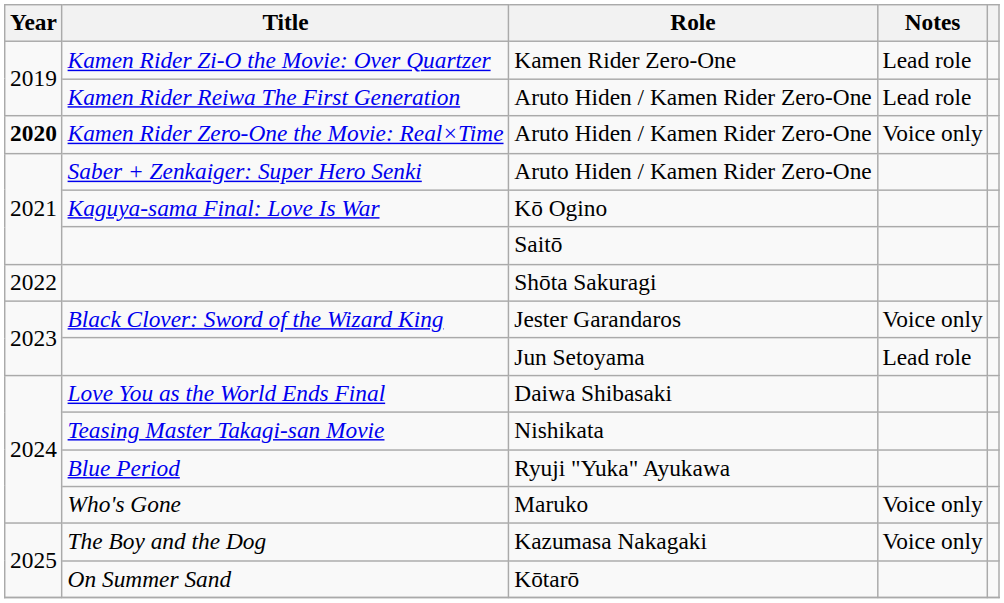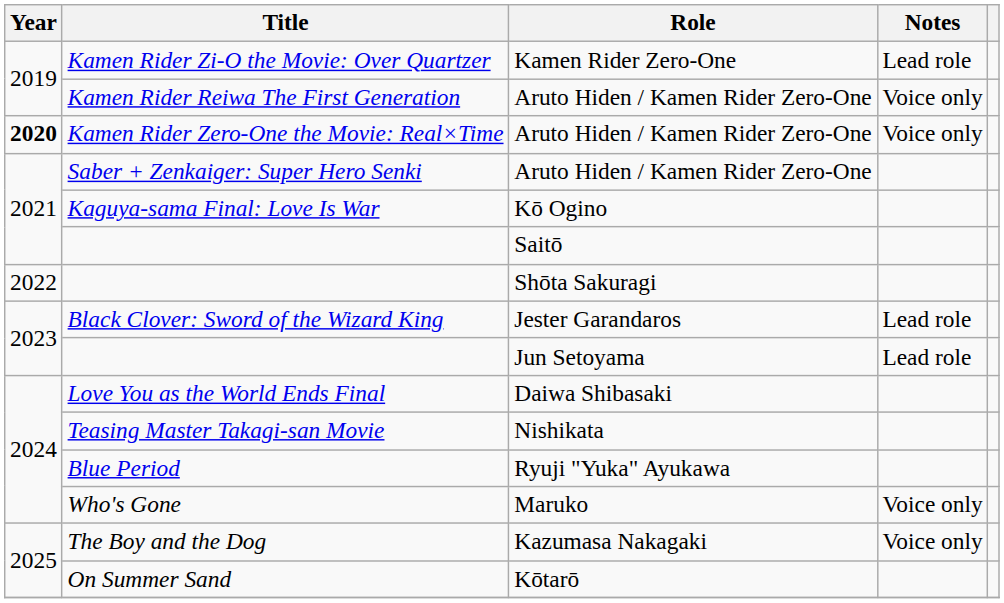(927, 97) Lead role -> (933, 97) Voice only
(933, 319) Voice only -> (927, 319) Lead role
